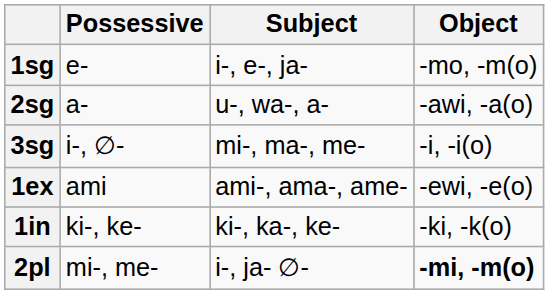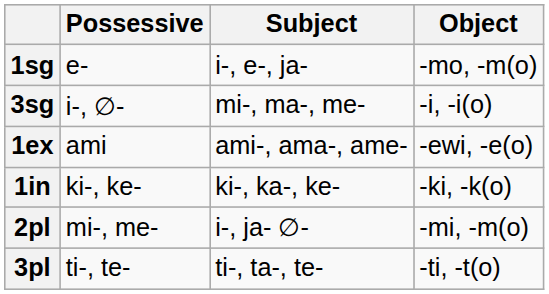- row: (32, 104)
(477, 267) bold -> (474, 227) normal
+ row: (32, 268)
